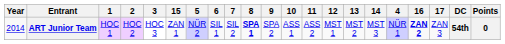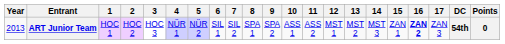columns swapped: (397, 10) <-> (176, 10)
(15, 28) 2014 -> (15, 28) 2013
(251, 28) bold -> (252, 28) normal
